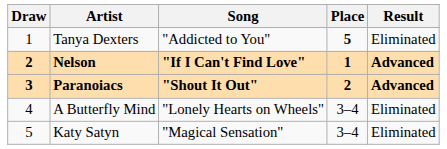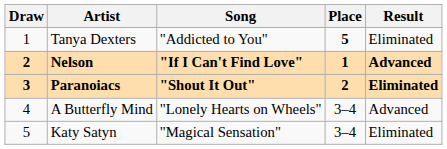(403, 86) Advanced -> (403, 86) Eliminated
(403, 109) Eliminated -> (398, 109) Advanced
